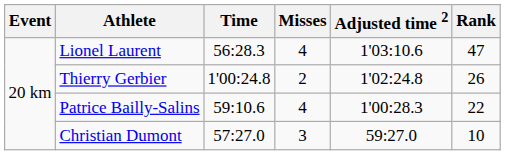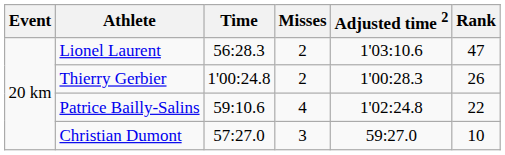(303, 51) 4 -> (303, 51) 2
(391, 79) 1'02:24.8 -> (391, 79) 1'00:28.3
(391, 107) 1'00:28.3 -> (391, 107) 1'02:24.8
